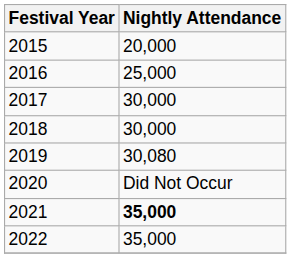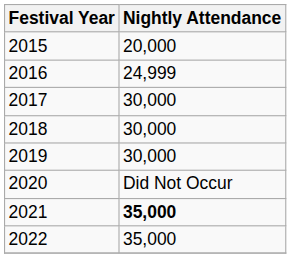(150, 73) 25,000 -> (150, 73) 24,999
(150, 156) 30,080 -> (150, 156) 30,000
